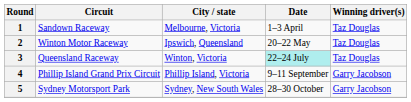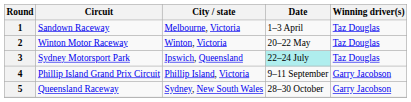(204, 43) Ipswich, Queensland -> (196, 43) Winton, Victoria
(78, 58) Queensland Raceway -> (84, 58) Sydney Motorsport Park
(196, 58) Winton, Victoria -> (204, 58) Ipswich, Queensland
(84, 89) Sydney Motorsport Park -> (78, 89) Queensland Raceway
